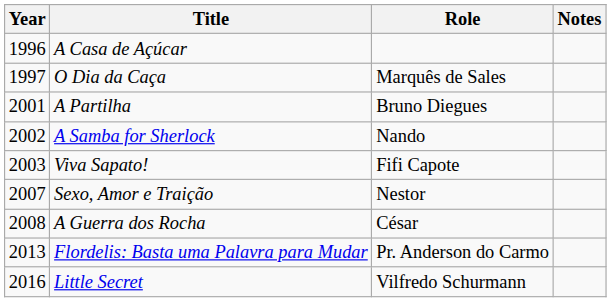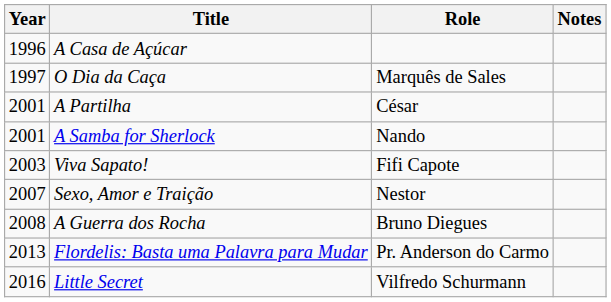(432, 106) Bruno Diegues -> (397, 106) César
(27, 135) 2002 -> (27, 135) 2001
(397, 223) César -> (432, 223) Bruno Diegues
